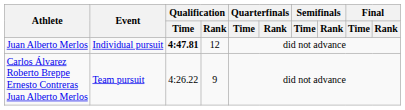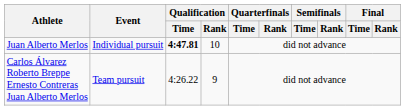(215, 45) 12 -> (215, 45) 10
